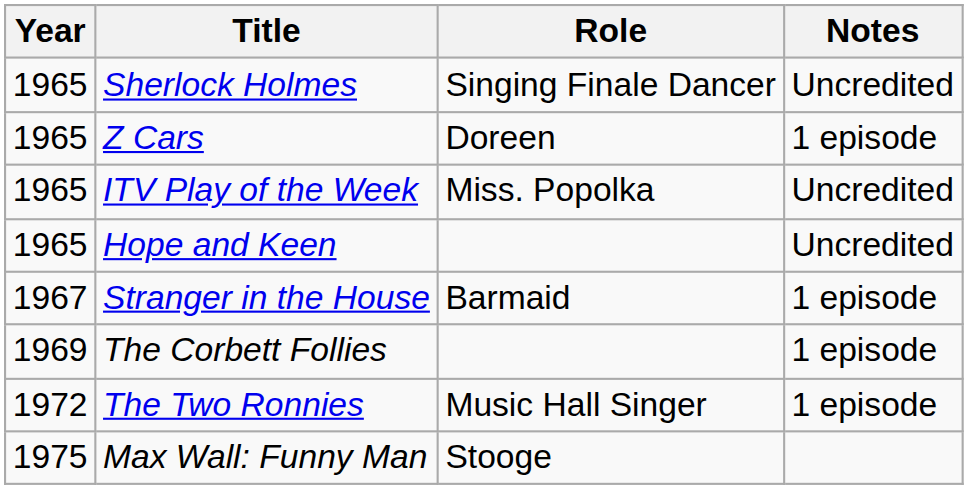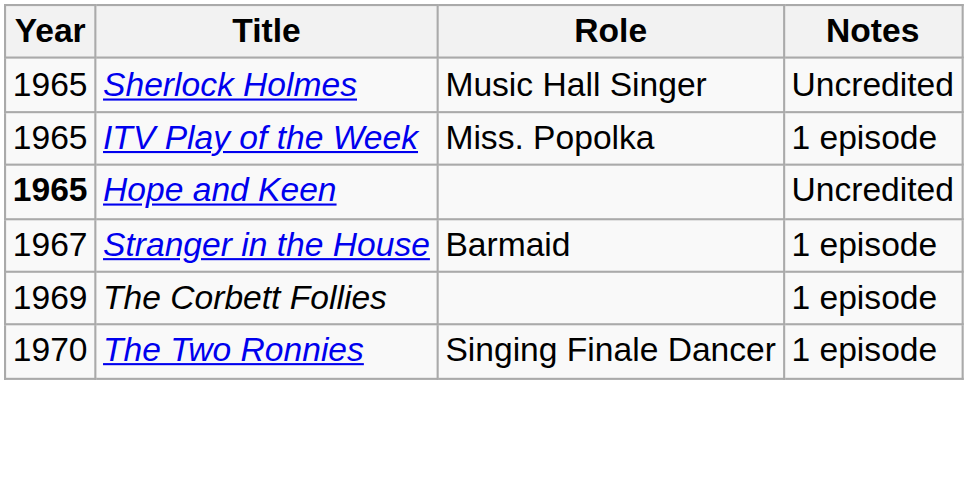(611, 84) Singing Finale Dancer -> (576, 84) Music Hall Singer
- row: (153, 137)
(873, 191) Uncredited -> (864, 137) 1 episode
(50, 244) normal -> (50, 191) bold
(50, 404) 1972 -> (50, 350) 1970
(576, 404) Music Hall Singer -> (611, 350) Singing Finale Dancer
- row: (265, 457)
